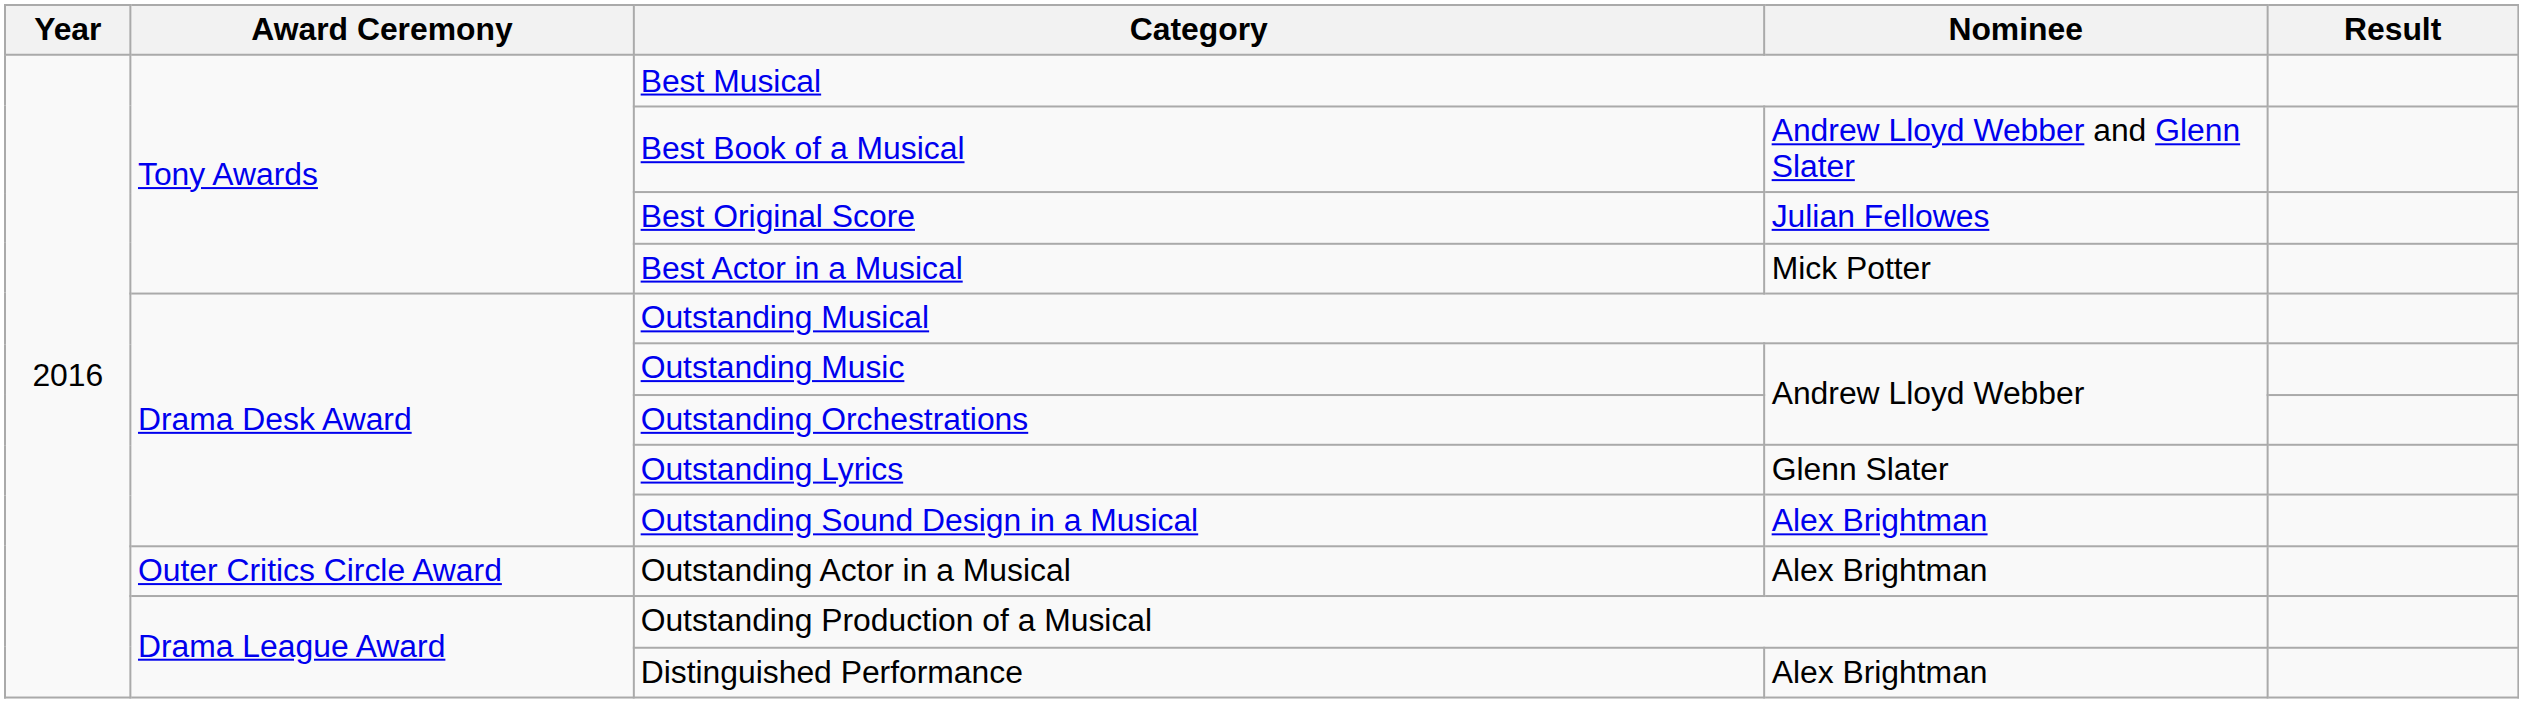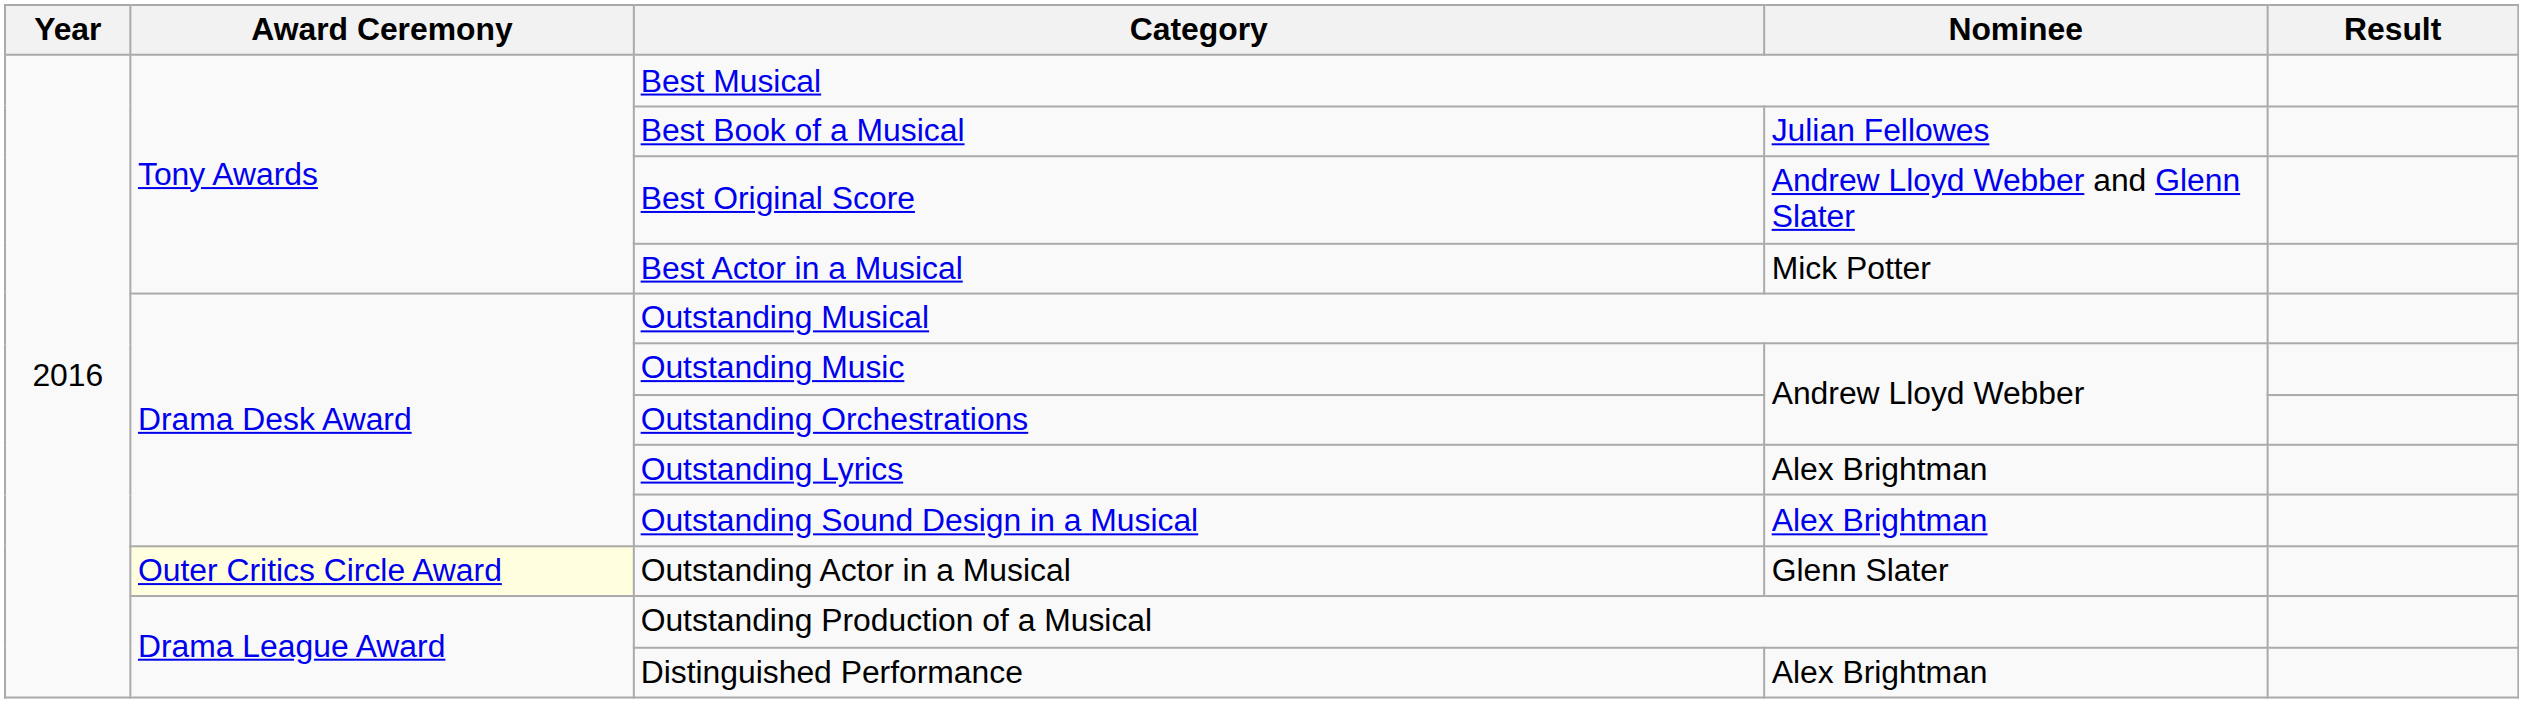(2006, 148) Andrew Lloyd Webber and Glenn Slater -> (1880, 130) Julian Fellowes
(1880, 217) Julian Fellowes -> (2006, 199) Andrew Lloyd Webber and Glenn Slater
(1860, 469) Glenn Slater -> (1880, 469) Alex Brightman
(320, 570) no background -> (320, 570) lightyellow background
(1880, 570) Alex Brightman -> (1860, 570) Glenn Slater
